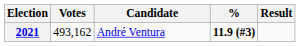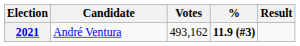columns swapped: (152, 13) <-> (72, 13)
